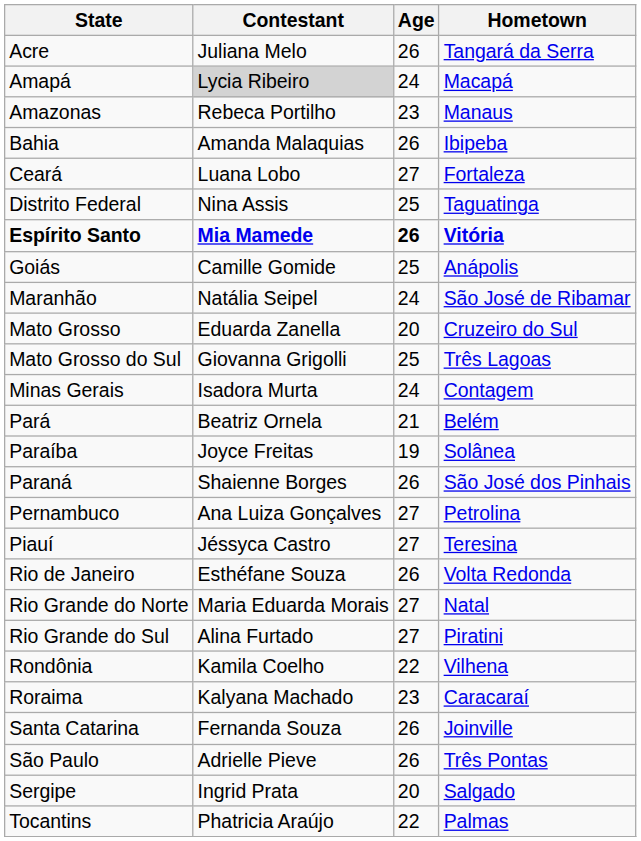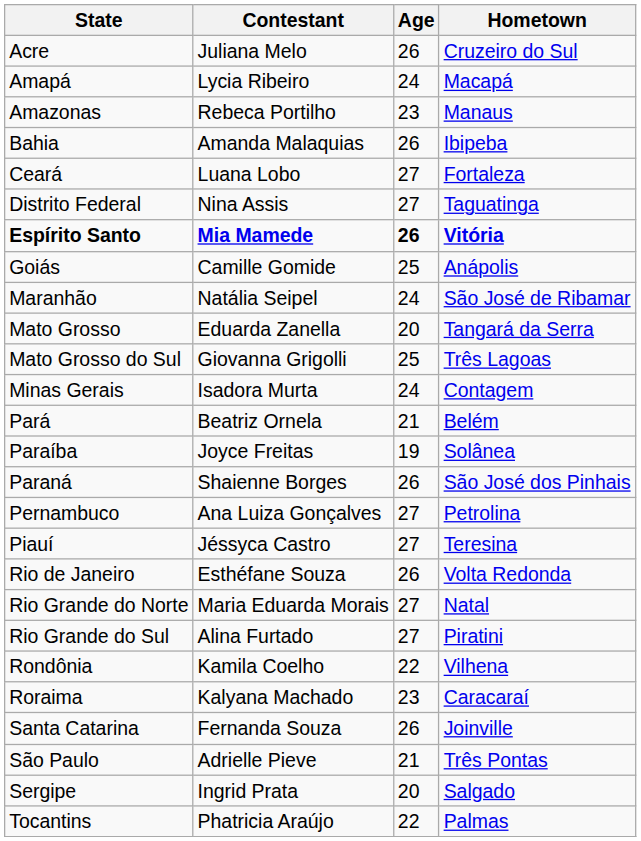(519, 51) Tangará da Serra -> (511, 51) Cruzeiro do Sul
(253, 82) lightgrey background -> (253, 82) no background
(409, 205) 25 -> (409, 205) 27
(511, 328) Cruzeiro do Sul -> (519, 328) Tangará da Serra
(409, 759) 26 -> (409, 759) 21
